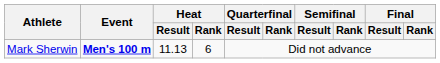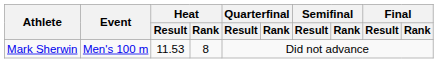(117, 49) bold -> (116, 49) normal
(173, 49) 11.13 -> (170, 49) 11.53
(208, 49) 6 -> (206, 49) 8
